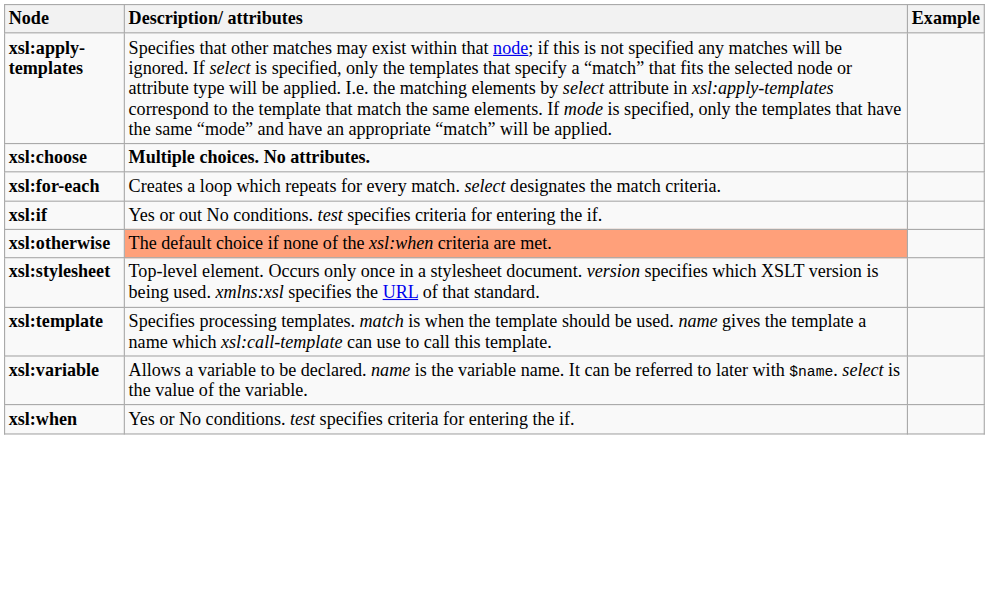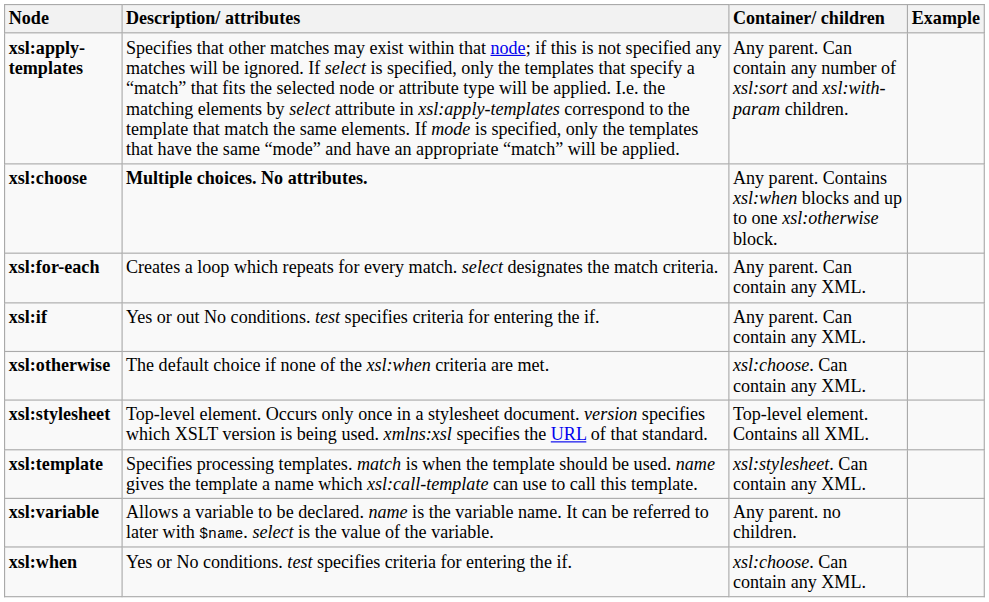+ column: (809, 18)
(340, 243) lightsalmon background -> (338, 365) no background
